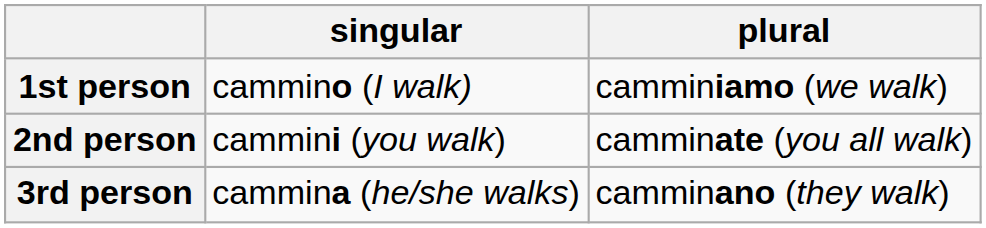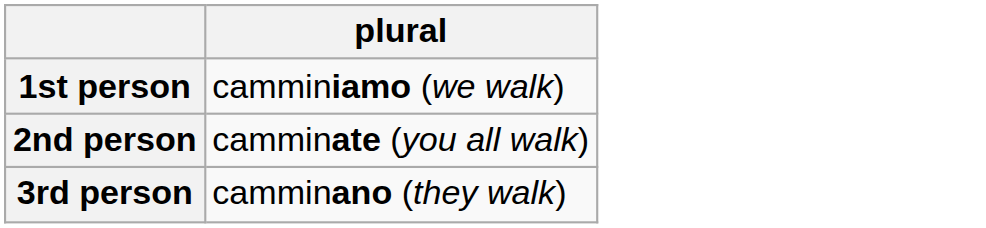- column: (396, 31)
